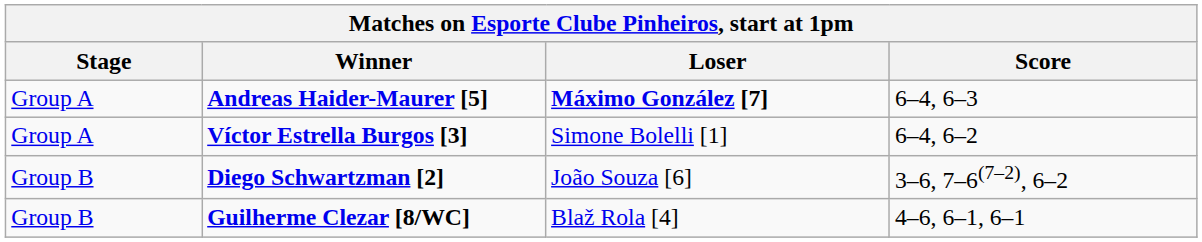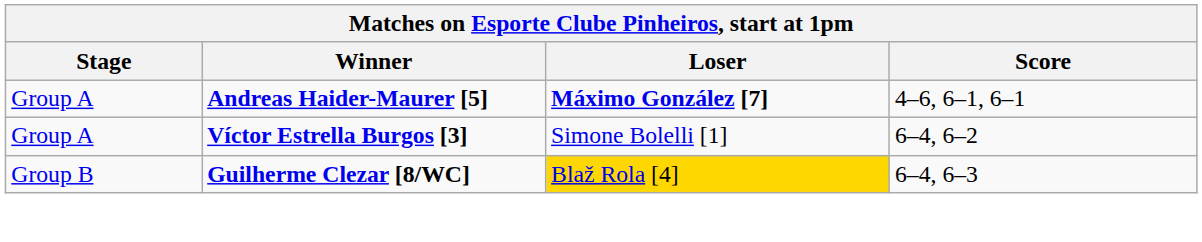(936, 98) 6–4, 6–3 -> (960, 98) 4–6, 6–1, 6–1
- row: (326, 176)
(615, 217) no background -> (615, 173) gold background
(960, 217) 4–6, 6–1, 6–1 -> (936, 173) 6–4, 6–3
